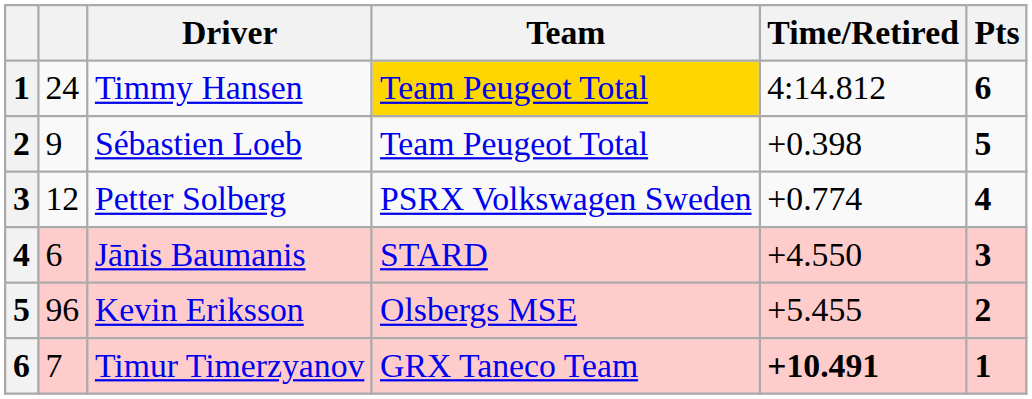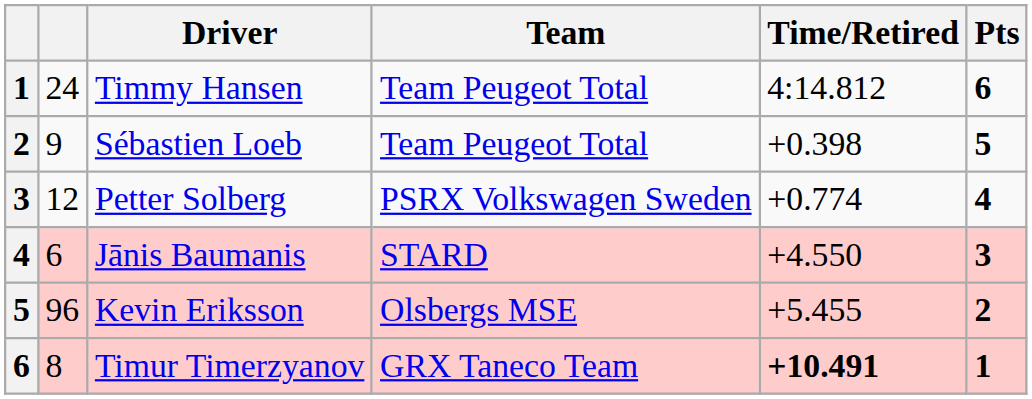(514, 88) gold background -> (514, 88) no background
(54, 366) 7 -> (54, 366) 8
